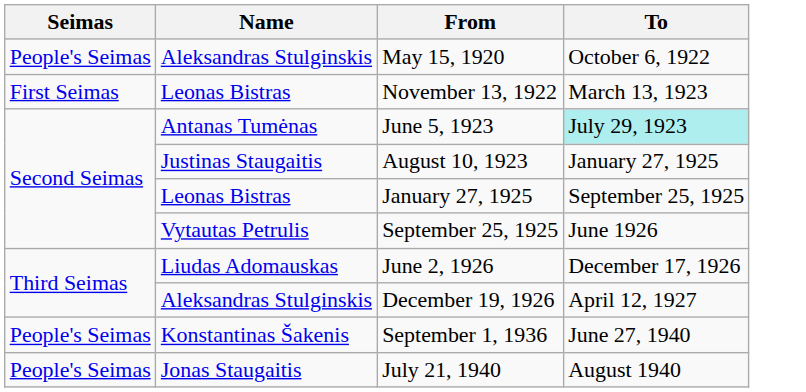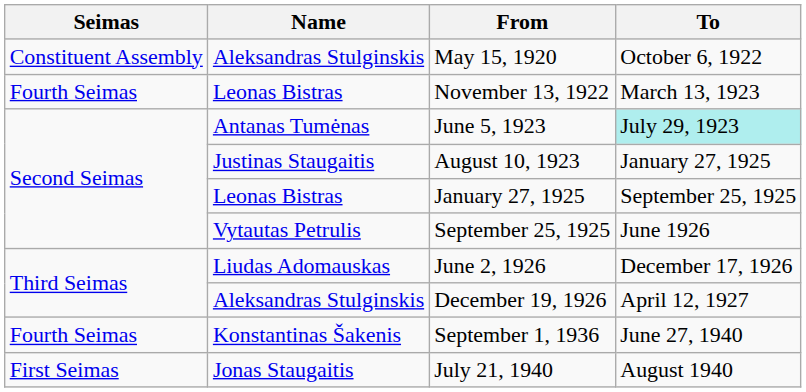(80, 56) People's Seimas -> (106, 56) Constituent Assembly
(64, 91) First Seimas -> (73, 91) Fourth Seimas
(80, 334) People's Seimas -> (73, 334) Fourth Seimas
(80, 369) People's Seimas -> (64, 369) First Seimas
